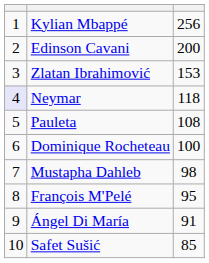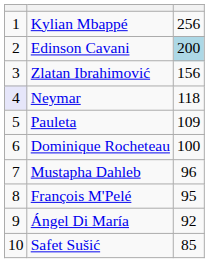(189, 48) no background -> (189, 48) lightblue background
(189, 73) 153 -> (189, 73) 156
(189, 122) 108 -> (189, 122) 109
(189, 171) 98 -> (189, 171) 96
(189, 220) 91 -> (189, 220) 92
